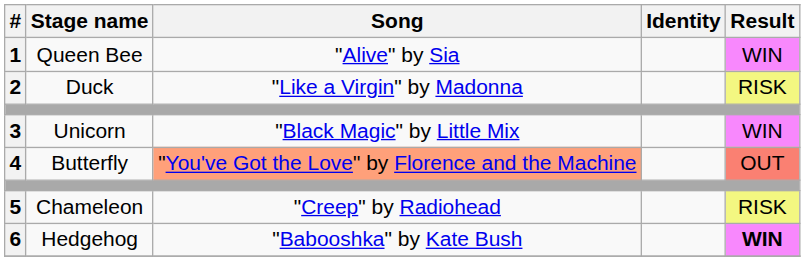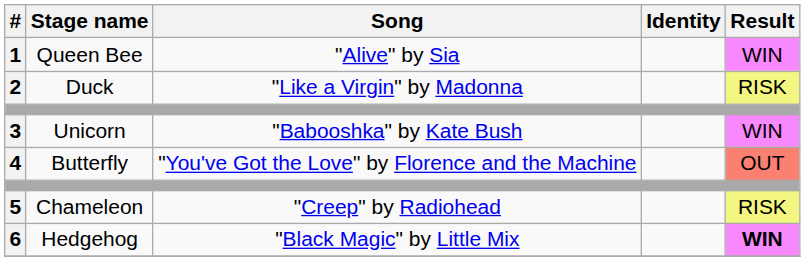(397, 130) "Black Magic" by Little Mix -> (397, 130) "Babooshka" by Kate Bush
(397, 163) lightsalmon background -> (397, 163) no background
(397, 239) "Babooshka" by Kate Bush -> (397, 239) "Black Magic" by Little Mix
